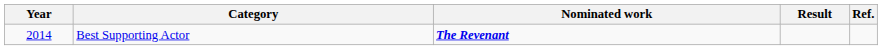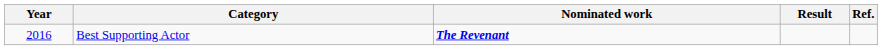(39, 34) 2014 -> (39, 34) 2016
